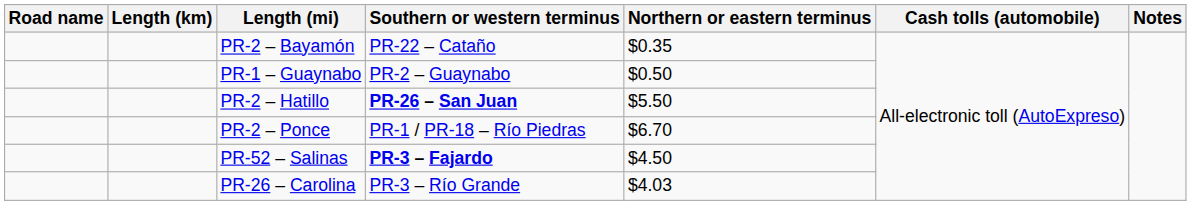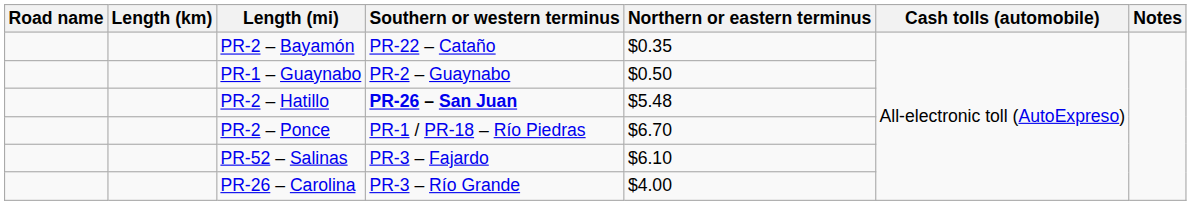(650, 102) $5.50 -> (650, 102) $5.48
(431, 158) bold -> (429, 158) normal
(650, 158) $4.50 -> (650, 158) $6.10
(650, 185) $4.03 -> (650, 185) $4.00
